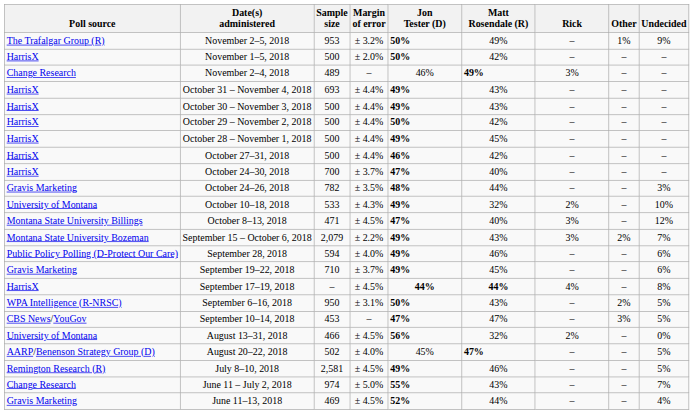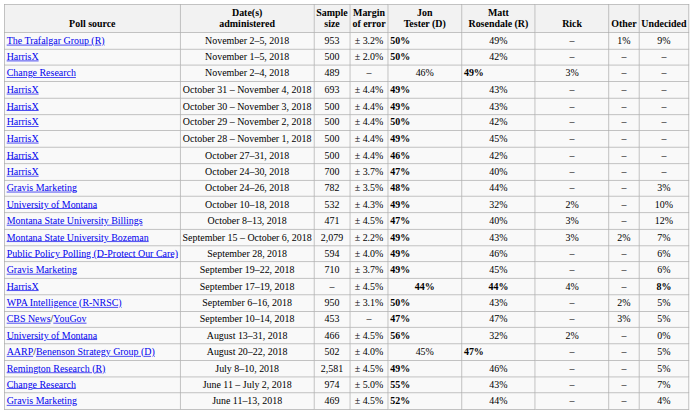(332, 205) 533 -> (332, 205) 532
(664, 287) normal -> (664, 287) bold
